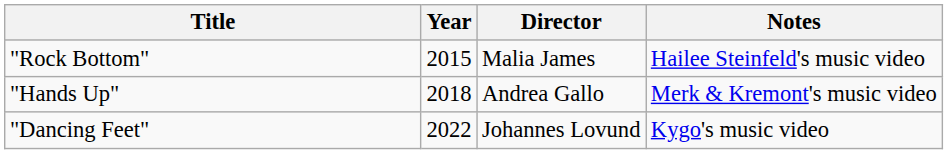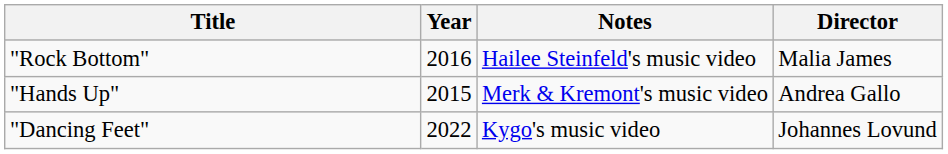columns swapped: (561, 22) <-> (794, 22)
(449, 58) 2015 -> (449, 58) 2016
(449, 93) 2018 -> (449, 93) 2015
